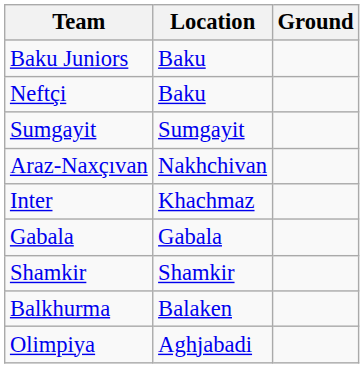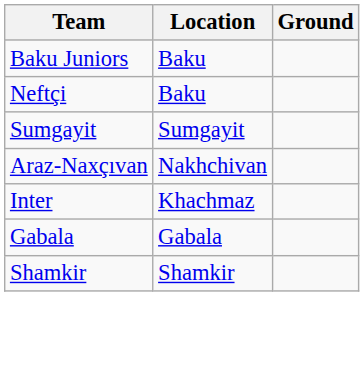- row: (60, 308)
- row: (53, 344)
